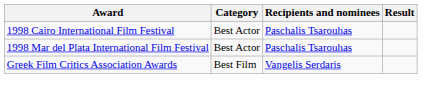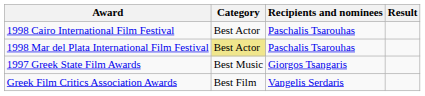(237, 47) no background -> (237, 47) khaki background
+ row: (74, 64)
